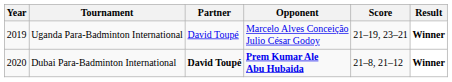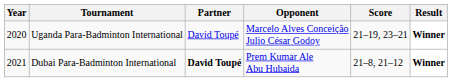(17, 35) 2019 -> (17, 35) 2020
(17, 63) 2020 -> (17, 63) 2021
(282, 63) bold -> (280, 63) normal
